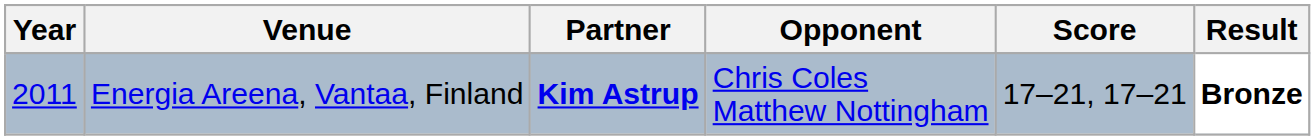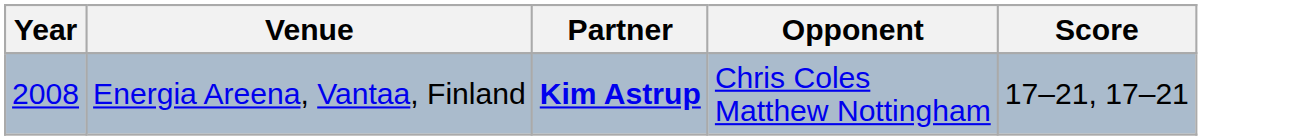- column: (1252, 29)
(44, 93) 2011 -> (46, 93) 2008
